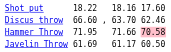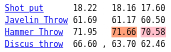rows swapped: (34, 20) <-> (36, 44)
(124, 32) no background -> (124, 32) lightsalmon background
